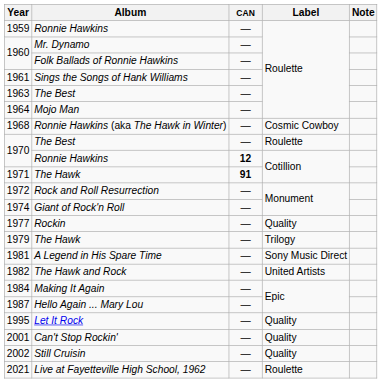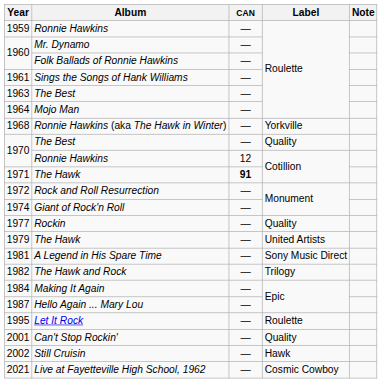(302, 126) Cosmic Cowboy -> (284, 126) Yorkville
(284, 142) Roulette -> (281, 142) Quality
(246, 158) bold -> (246, 158) normal
(280, 239) Trilogy -> (295, 239) United Artists
(295, 272) United Artists -> (280, 272) Trilogy
(281, 321) Quality -> (284, 321) Roulette
(281, 353) Quality -> (277, 353) Hawk
(284, 369) Roulette -> (302, 369) Cosmic Cowboy
